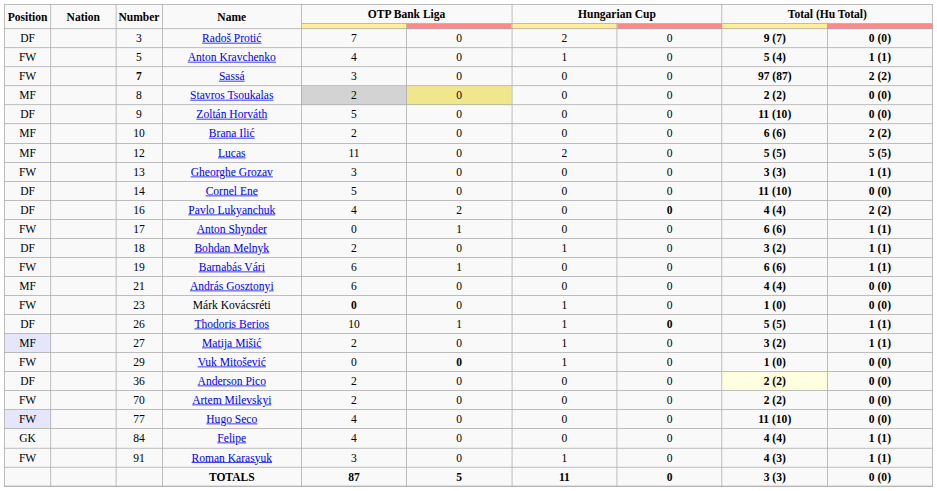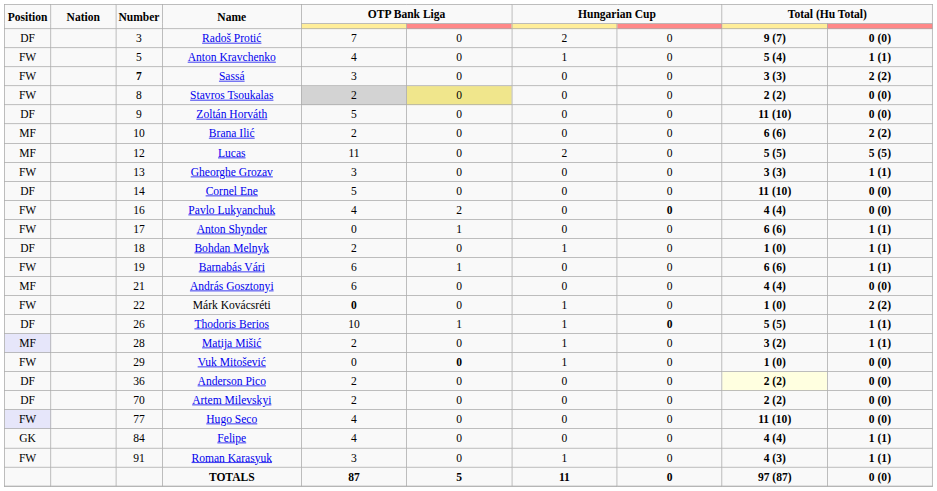(775, 76) 97 (87) -> (775, 76) 3 (3)
(28, 95) MF -> (28, 95) FW
(28, 210) DF -> (28, 210) FW
(880, 210) 2 (2) -> (880, 210) 0 (0)
(775, 248) 3 (2) -> (775, 248) 1 (0)
(139, 305) 23 -> (139, 305) 22
(880, 305) 0 (0) -> (880, 305) 2 (2)
(139, 343) 27 -> (139, 343) 28
(28, 400) FW -> (28, 400) DF
(775, 476) 3 (3) -> (775, 476) 97 (87)
